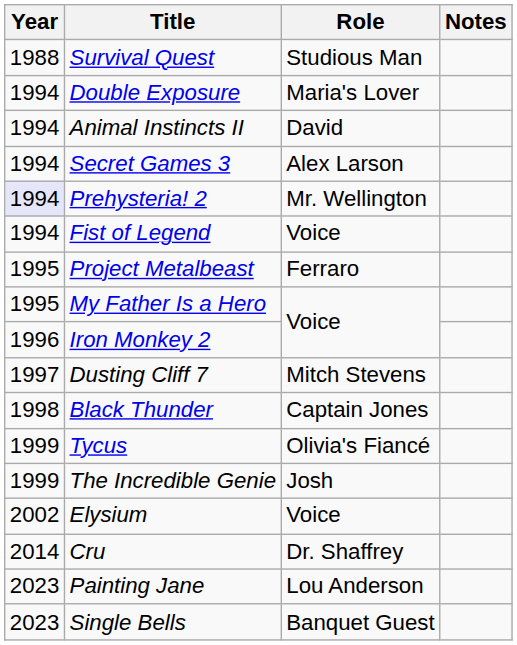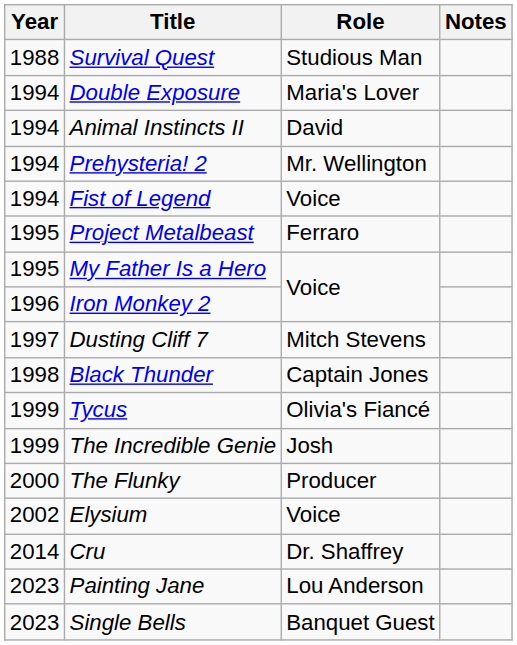- row: (150, 163)
(35, 198) lavender background -> (35, 163) no background
+ row: (125, 480)
